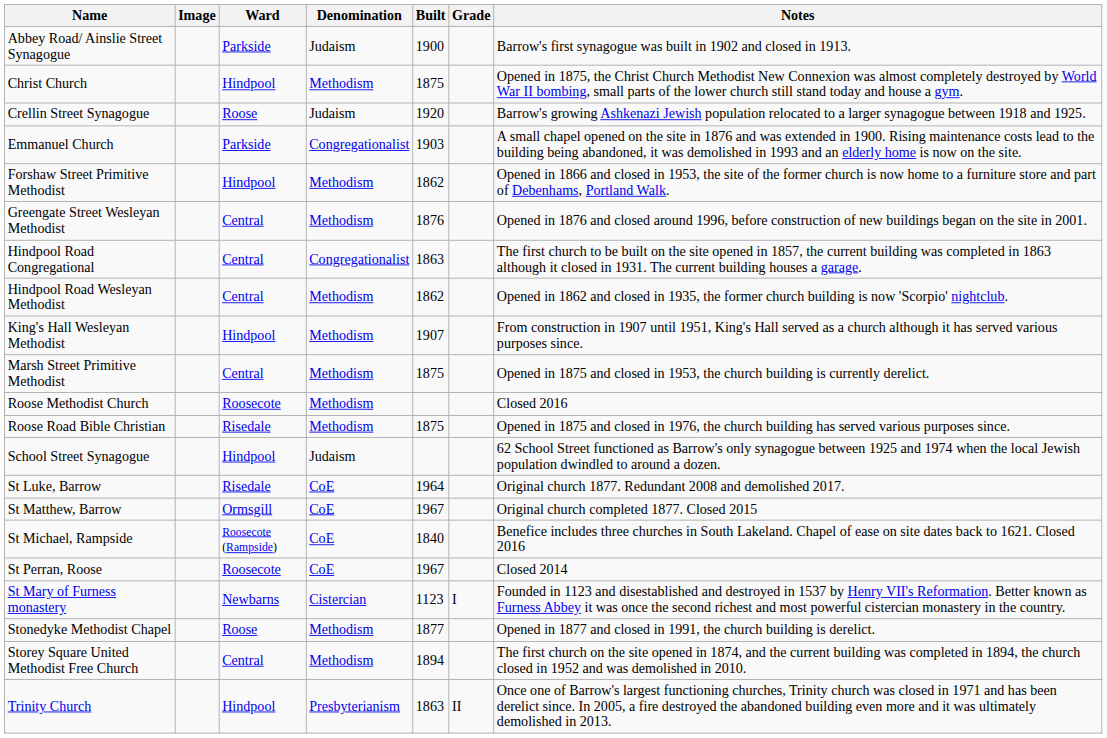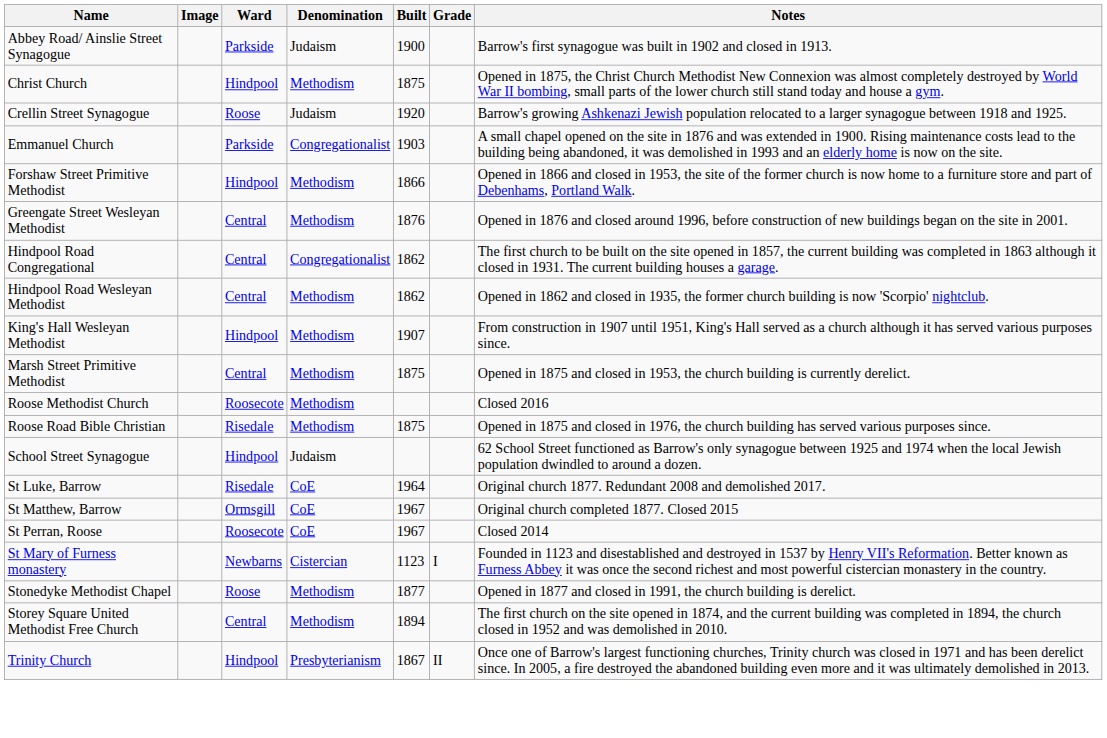(430, 182) 1862 -> (411, 182) 1866
(430, 259) 1863 -> (411, 259) 1862
- row: (70, 539)
(430, 706) 1863 -> (411, 660) 1867
